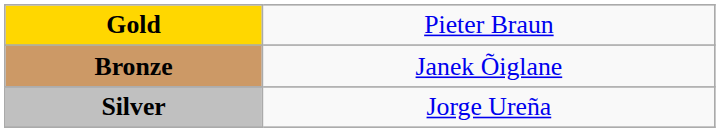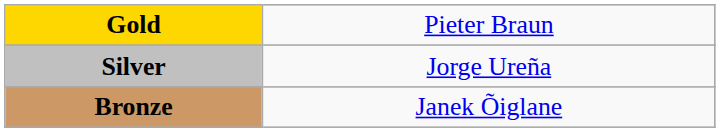rows swapped: (134, 106) <-> (134, 65)
